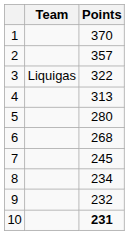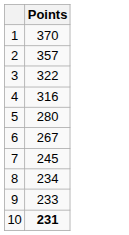- column: (52, 14)
(102, 96) 313 -> (48, 96) 316
(102, 138) 268 -> (48, 138) 267
(102, 199) 232 -> (48, 199) 233
